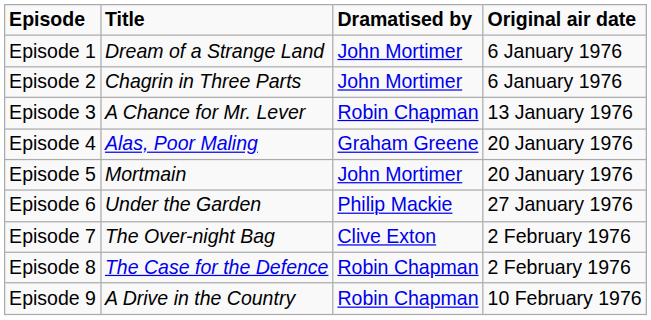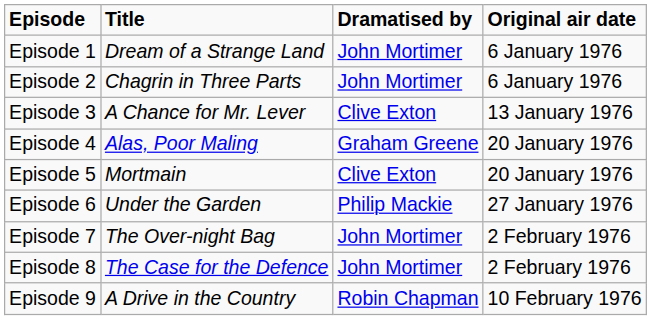(408, 112) Robin Chapman -> (387, 112) Clive Exton
(400, 174) John Mortimer -> (387, 174) Clive Exton
(387, 236) Clive Exton -> (400, 236) John Mortimer
(408, 267) Robin Chapman -> (400, 267) John Mortimer
